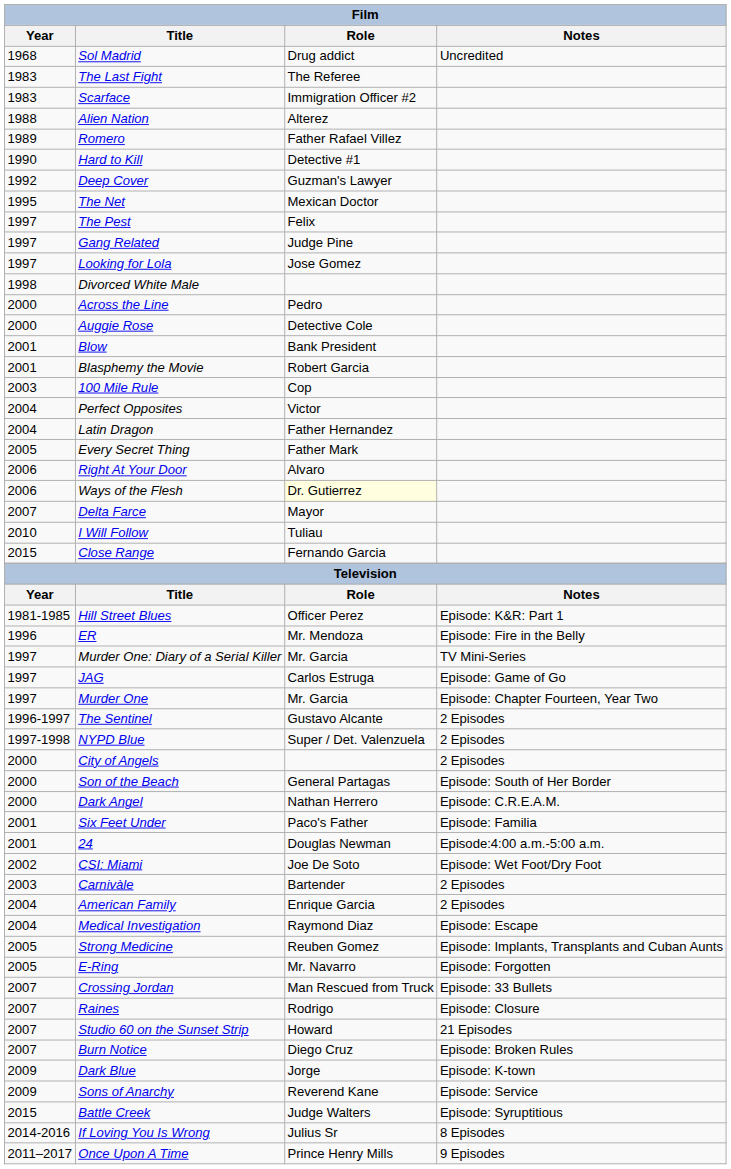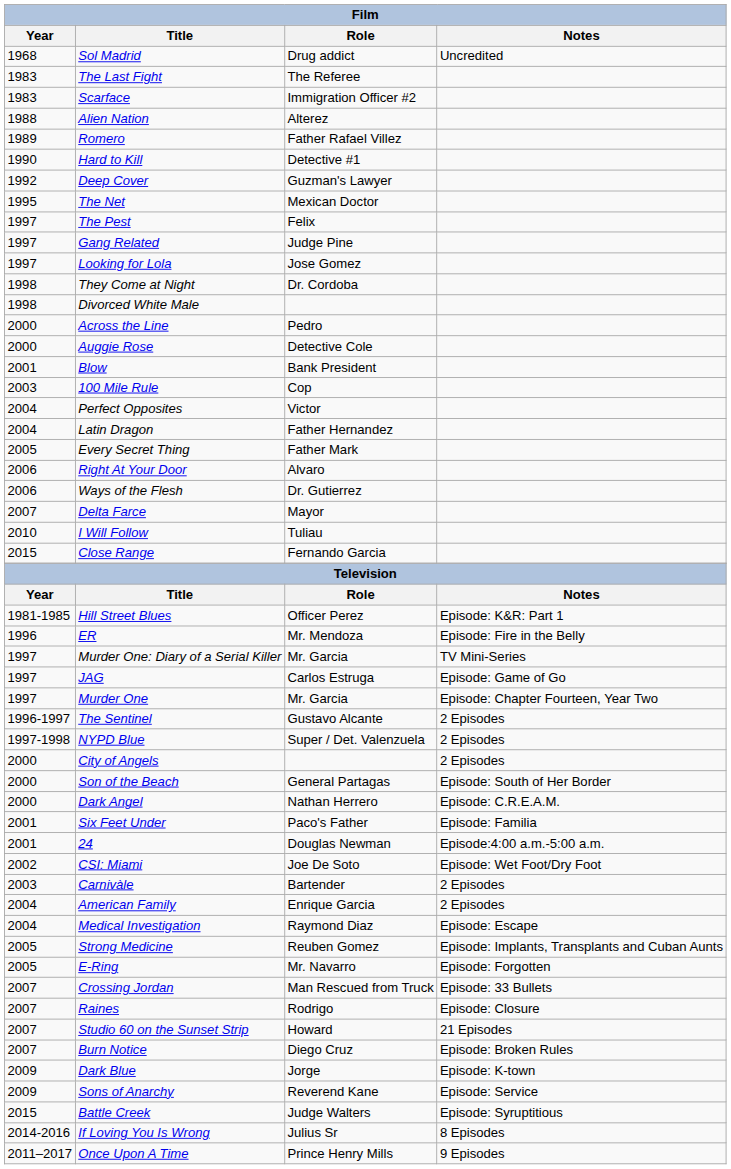+ row: (136, 284)
- row: (141, 367)
(325, 491) lightyellow background -> (325, 491) no background
